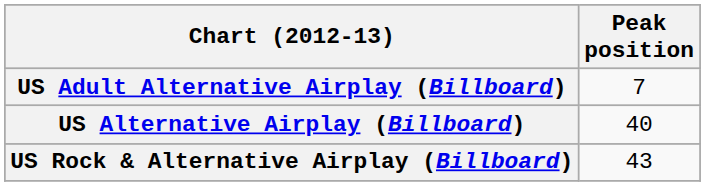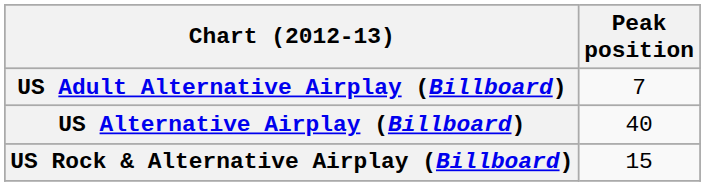(639, 162) 43 -> (639, 162) 15
